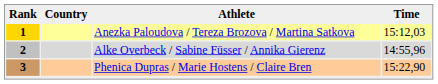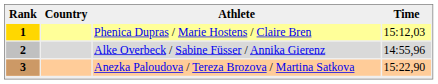(224, 32) Anezka Paloudova / Tereza Brozova / Martina Satkova -> (203, 32) Phenica Dupras / Marie Hostens / Claire Bren
(203, 67) Phenica Dupras / Marie Hostens / Claire Bren -> (224, 67) Anezka Paloudova / Tereza Brozova / Martina Satkova
